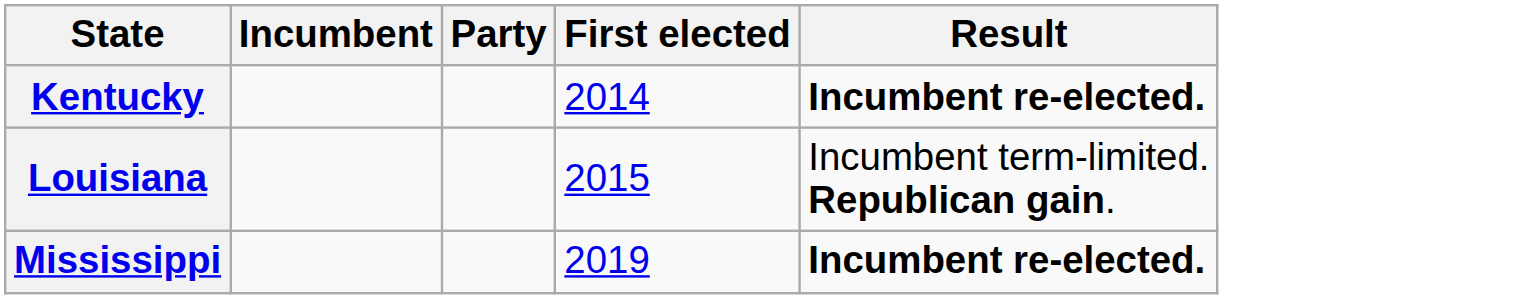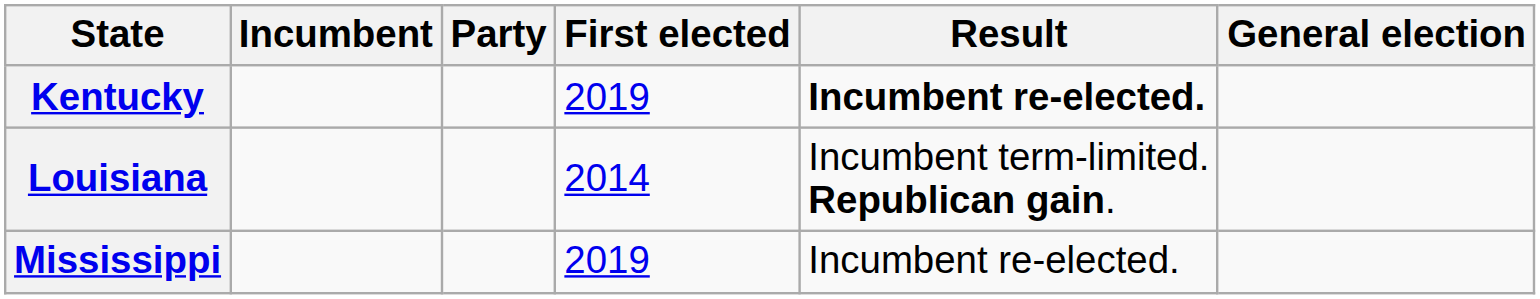+ column: (1377, 34)
(607, 95) 2014 -> (607, 95) 2019
(607, 178) 2015 -> (607, 178) 2014
(1007, 260) bold -> (994, 260) normal
